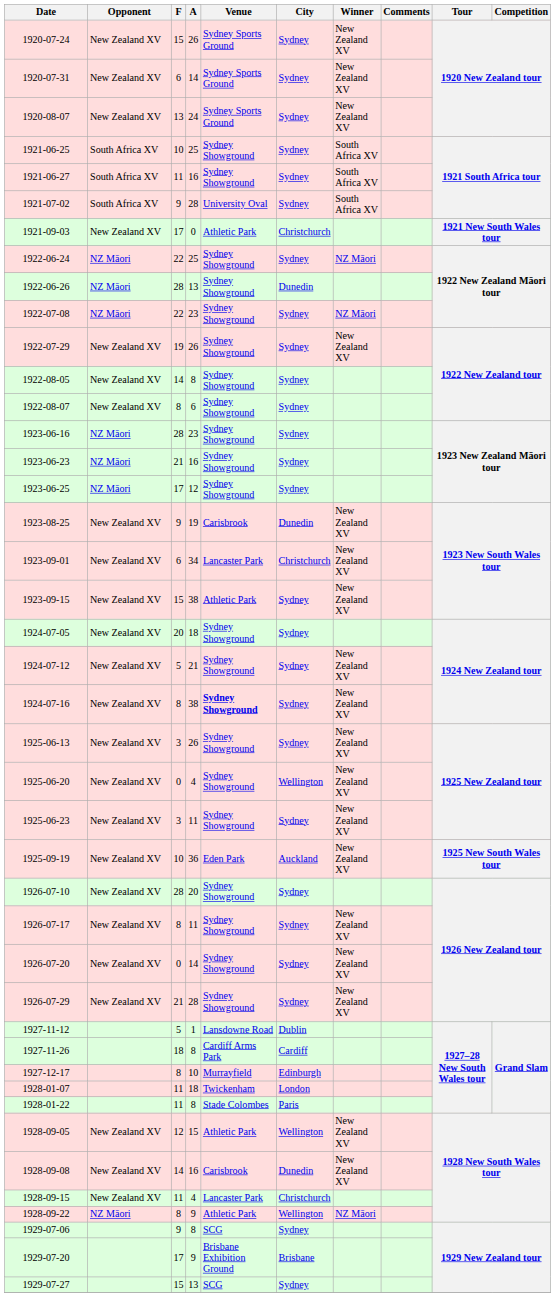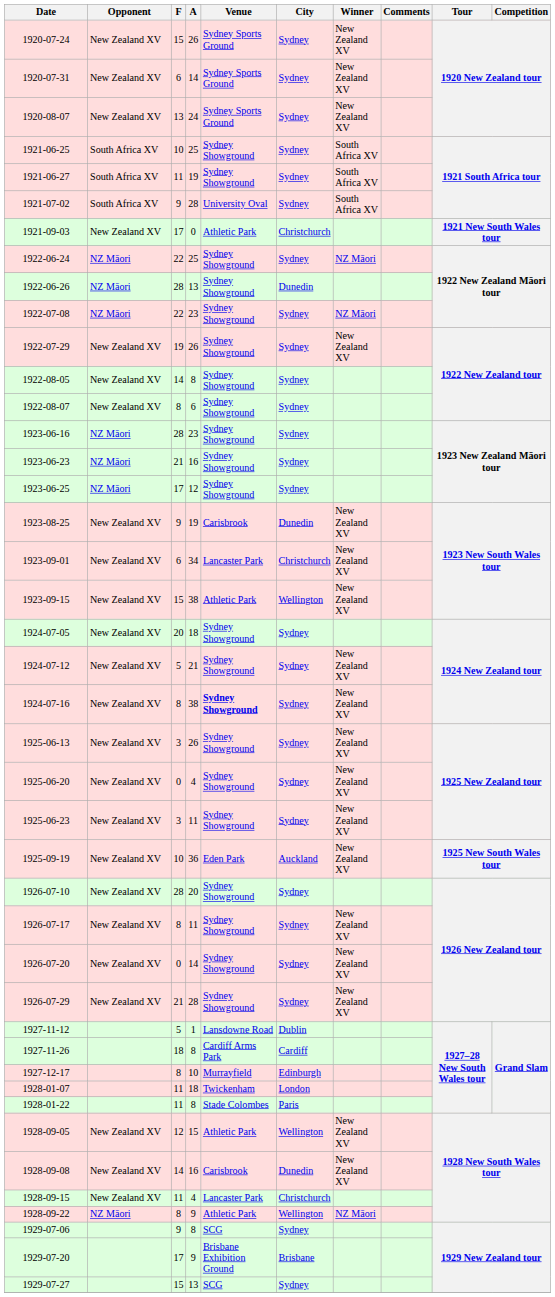(193, 177) 16 -> (193, 177) 19
(294, 599) Sydney -> (301, 599) Wellington
(301, 781) Wellington -> (294, 781) Sydney
